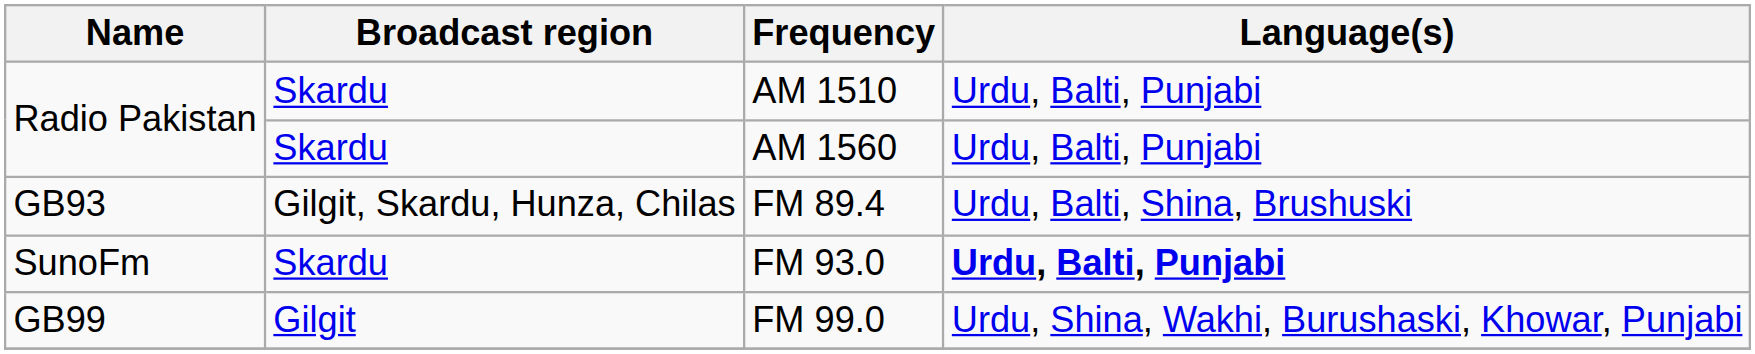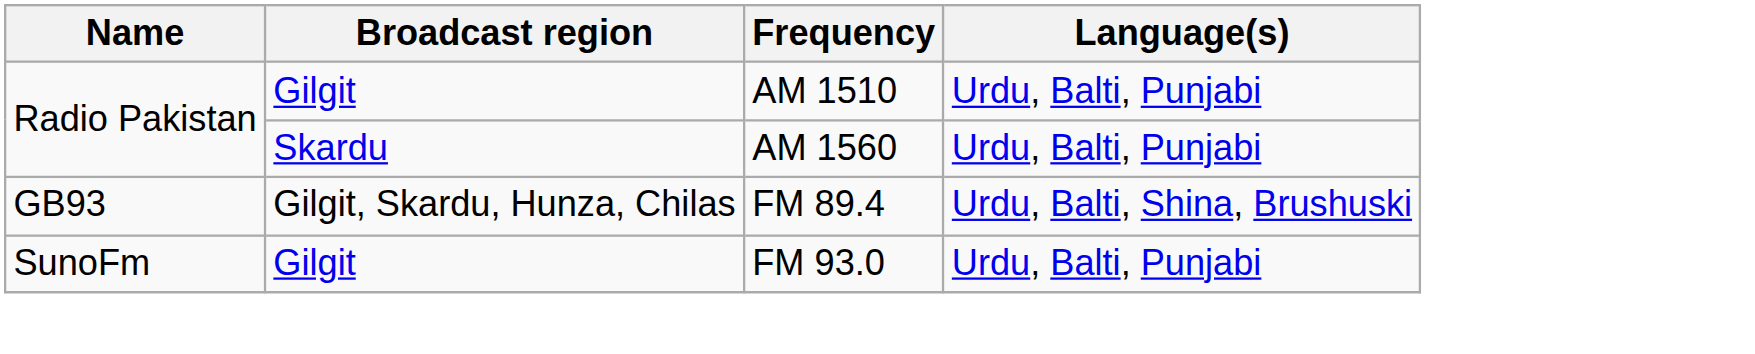(331, 90) Skardu -> (315, 90) Gilgit
(331, 262) Skardu -> (315, 262) Gilgit
(1119, 262) bold -> (1107, 262) normal
- row: (819, 319)
